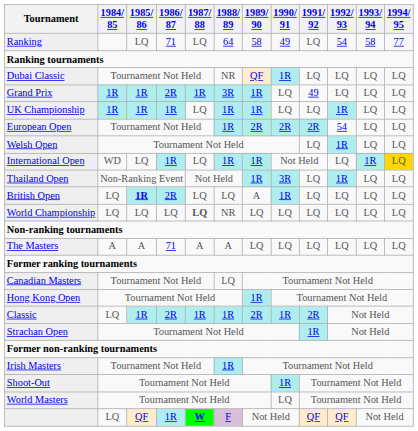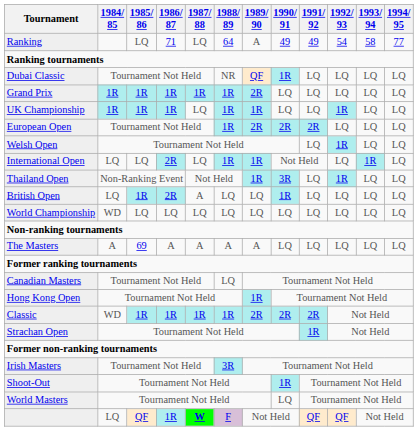(257, 41) 58 -> (257, 41) A
(313, 41) LQ -> (313, 41) 49
(171, 92) 2R -> (171, 92) 1R
(228, 92) 3R -> (228, 92) 1R
(257, 92) 1R -> (257, 92) 2R
(313, 92) 49 -> (313, 92) LQ
(342, 127) 54 -> (342, 127) LQ
(112, 161) WD -> (112, 161) LQ
(171, 161) 1R -> (171, 161) 2R
(399, 161) gold background -> (399, 161) no background
(142, 195) bold -> (142, 195) normal
(200, 195) LQ -> (200, 195) A
(257, 195) A -> (257, 195) LQ
(112, 212) LQ -> (112, 212) WD
(200, 212) bold -> (200, 212) normal
(228, 212) NR -> (228, 212) LQ
(142, 246) A -> (142, 246) 69
(171, 246) 71 -> (171, 246) A
(257, 246) LQ -> (257, 246) A
(112, 314) LQ -> (112, 314) WD
(171, 314) 2R -> (171, 314) 1R
(285, 314) 1R -> (285, 314) 2R
(228, 365) 1R -> (228, 365) 3R
